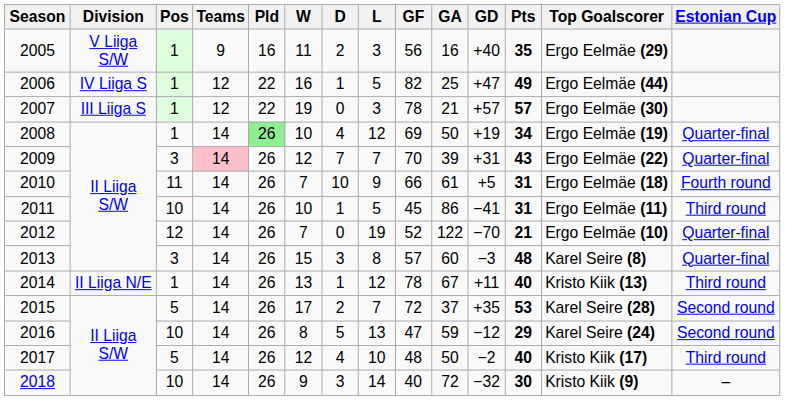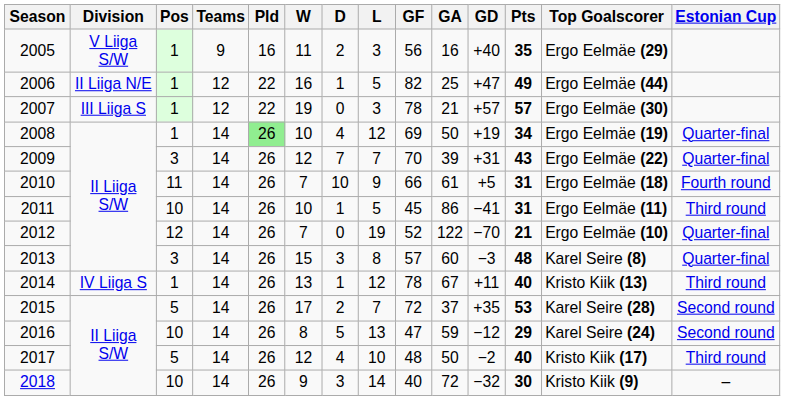(113, 84) IV Liiga S -> (113, 84) II Liiga N/E
(221, 158) pink background -> (221, 158) no background
(113, 283) II Liiga N/E -> (113, 283) IV Liiga S
